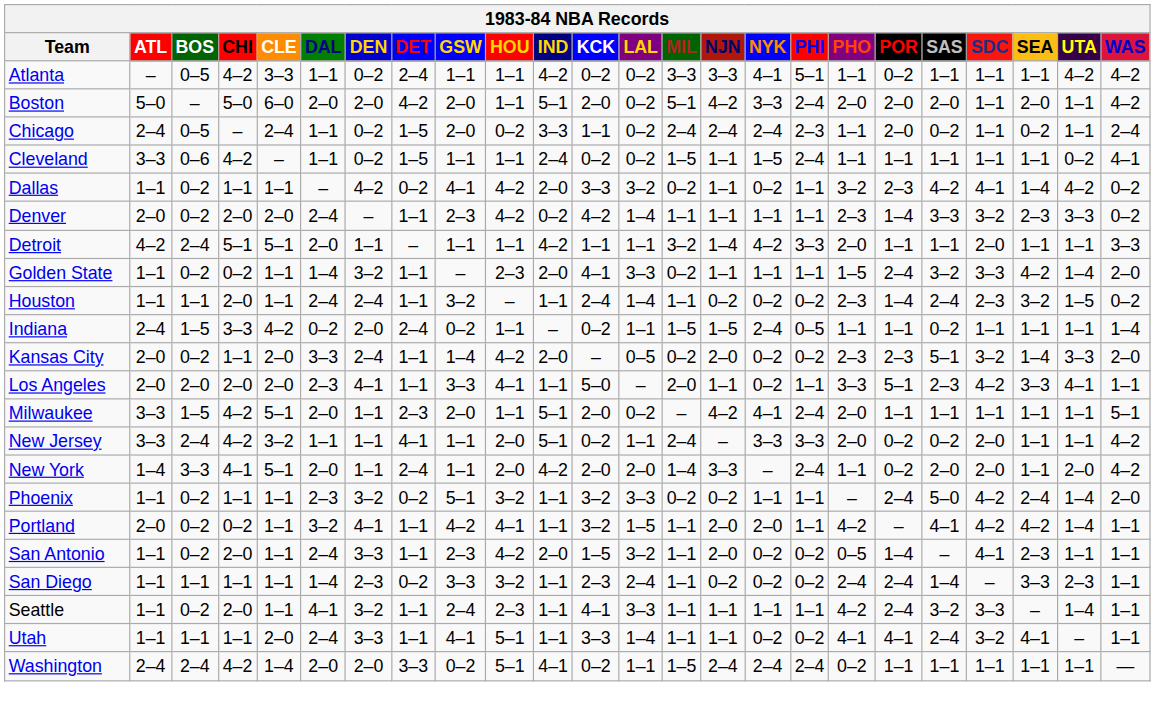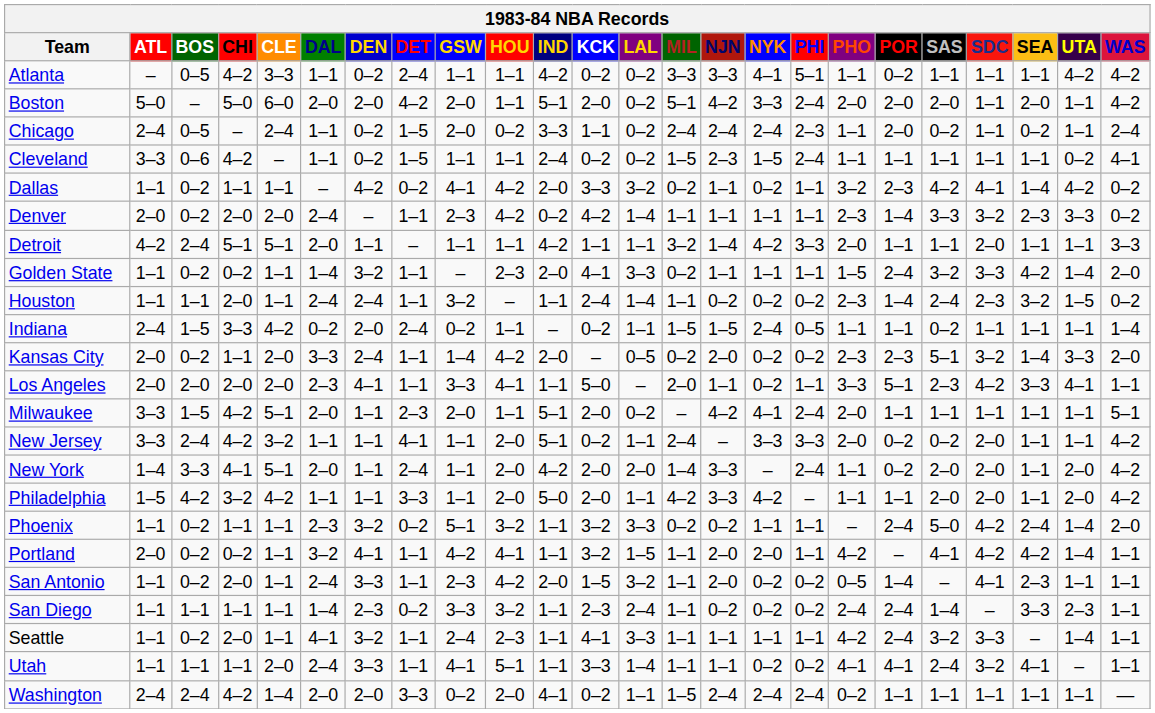(723, 160) 1–1 -> (723, 160) 2–3
+ row: (57, 497)
(510, 666) 5–1 -> (510, 695) 2–0
